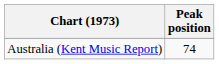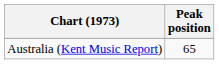(189, 48) 74 -> (189, 48) 65
